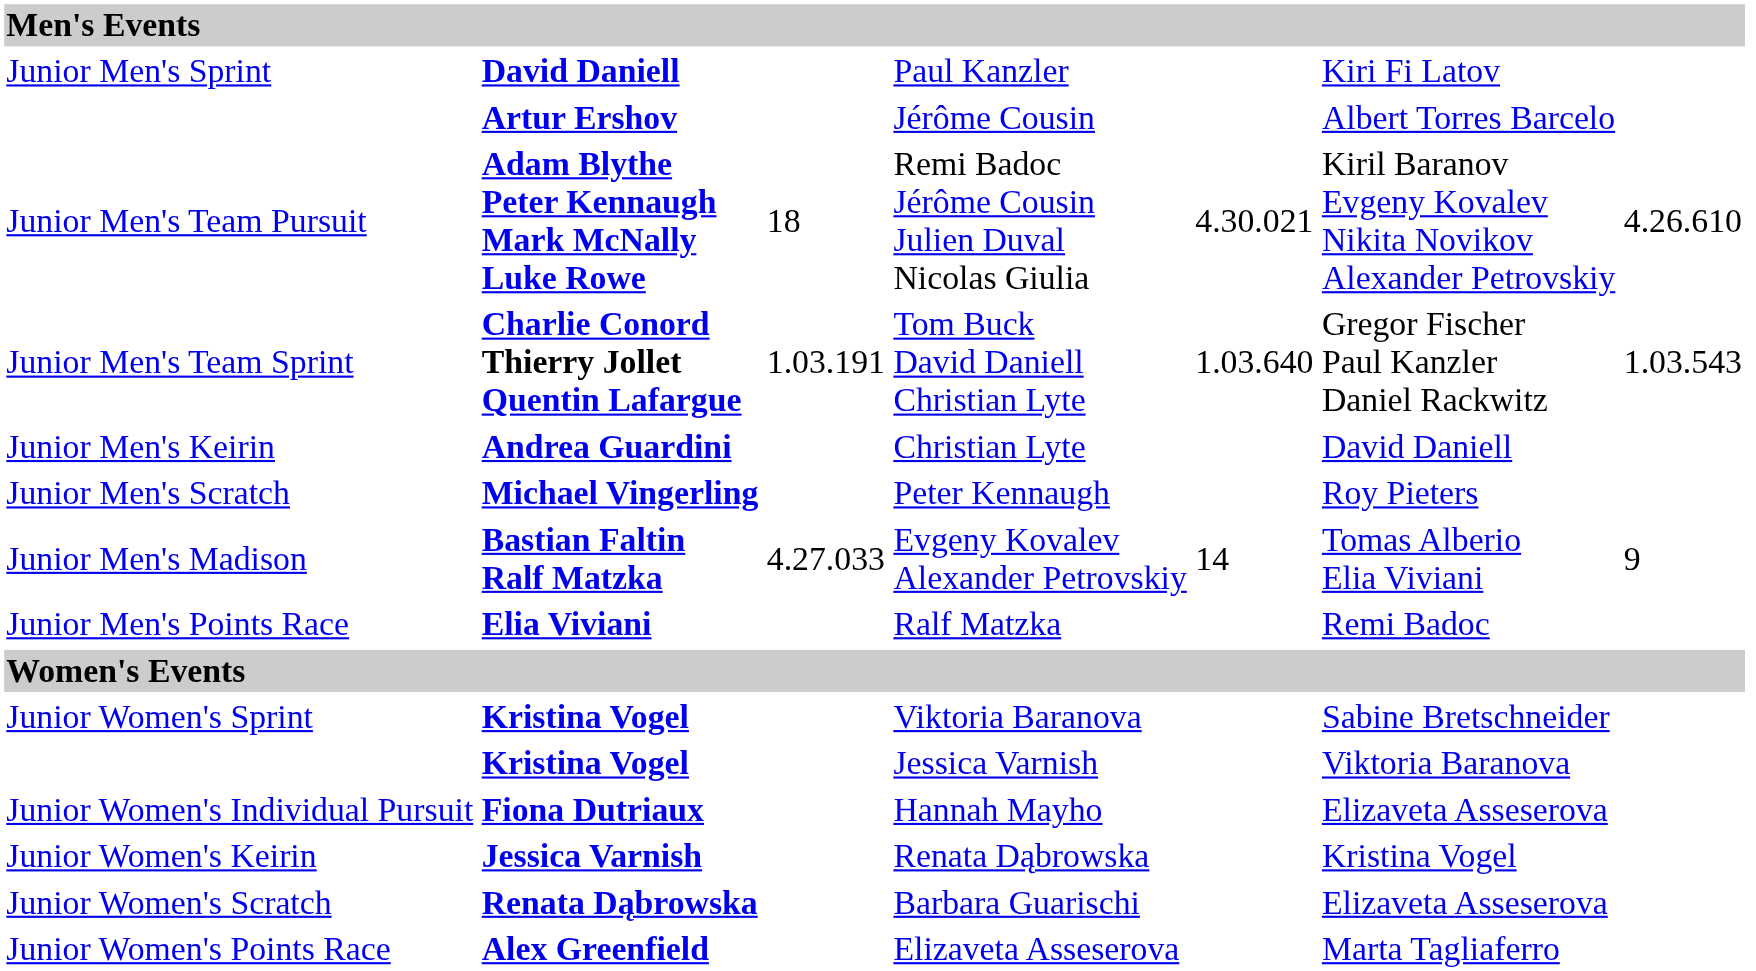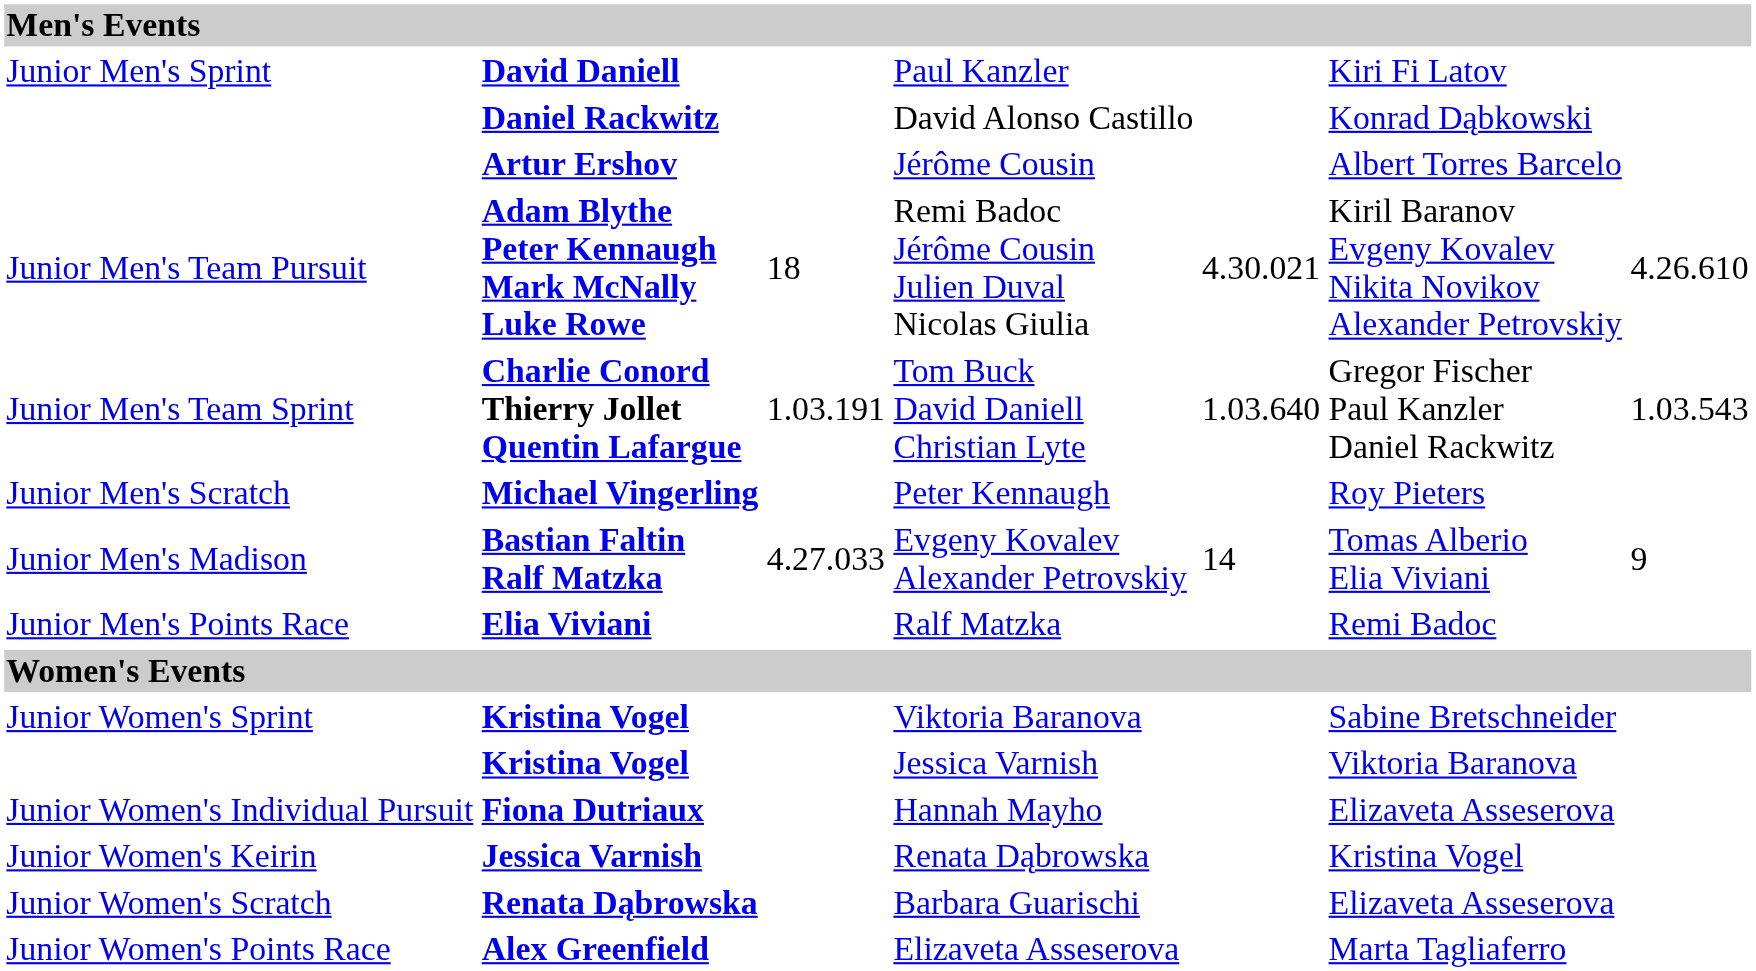+ row: (1043, 117)
- row: (990, 446)
